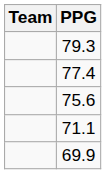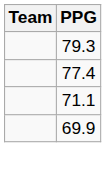- row: (79, 100)
